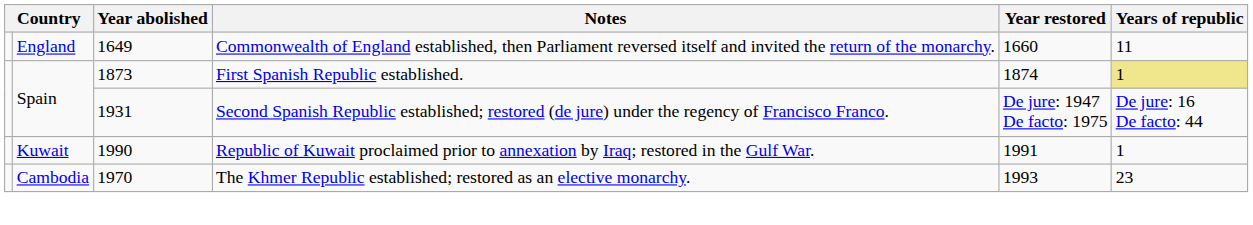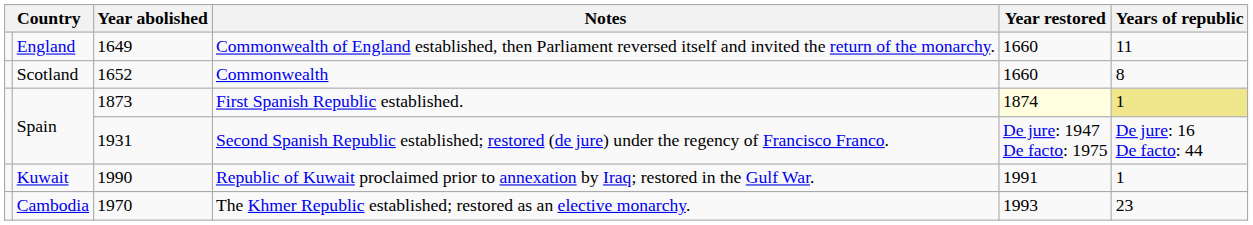+ row: (272, 74)
(1021, 74) no background -> (1021, 102) lightyellow background
